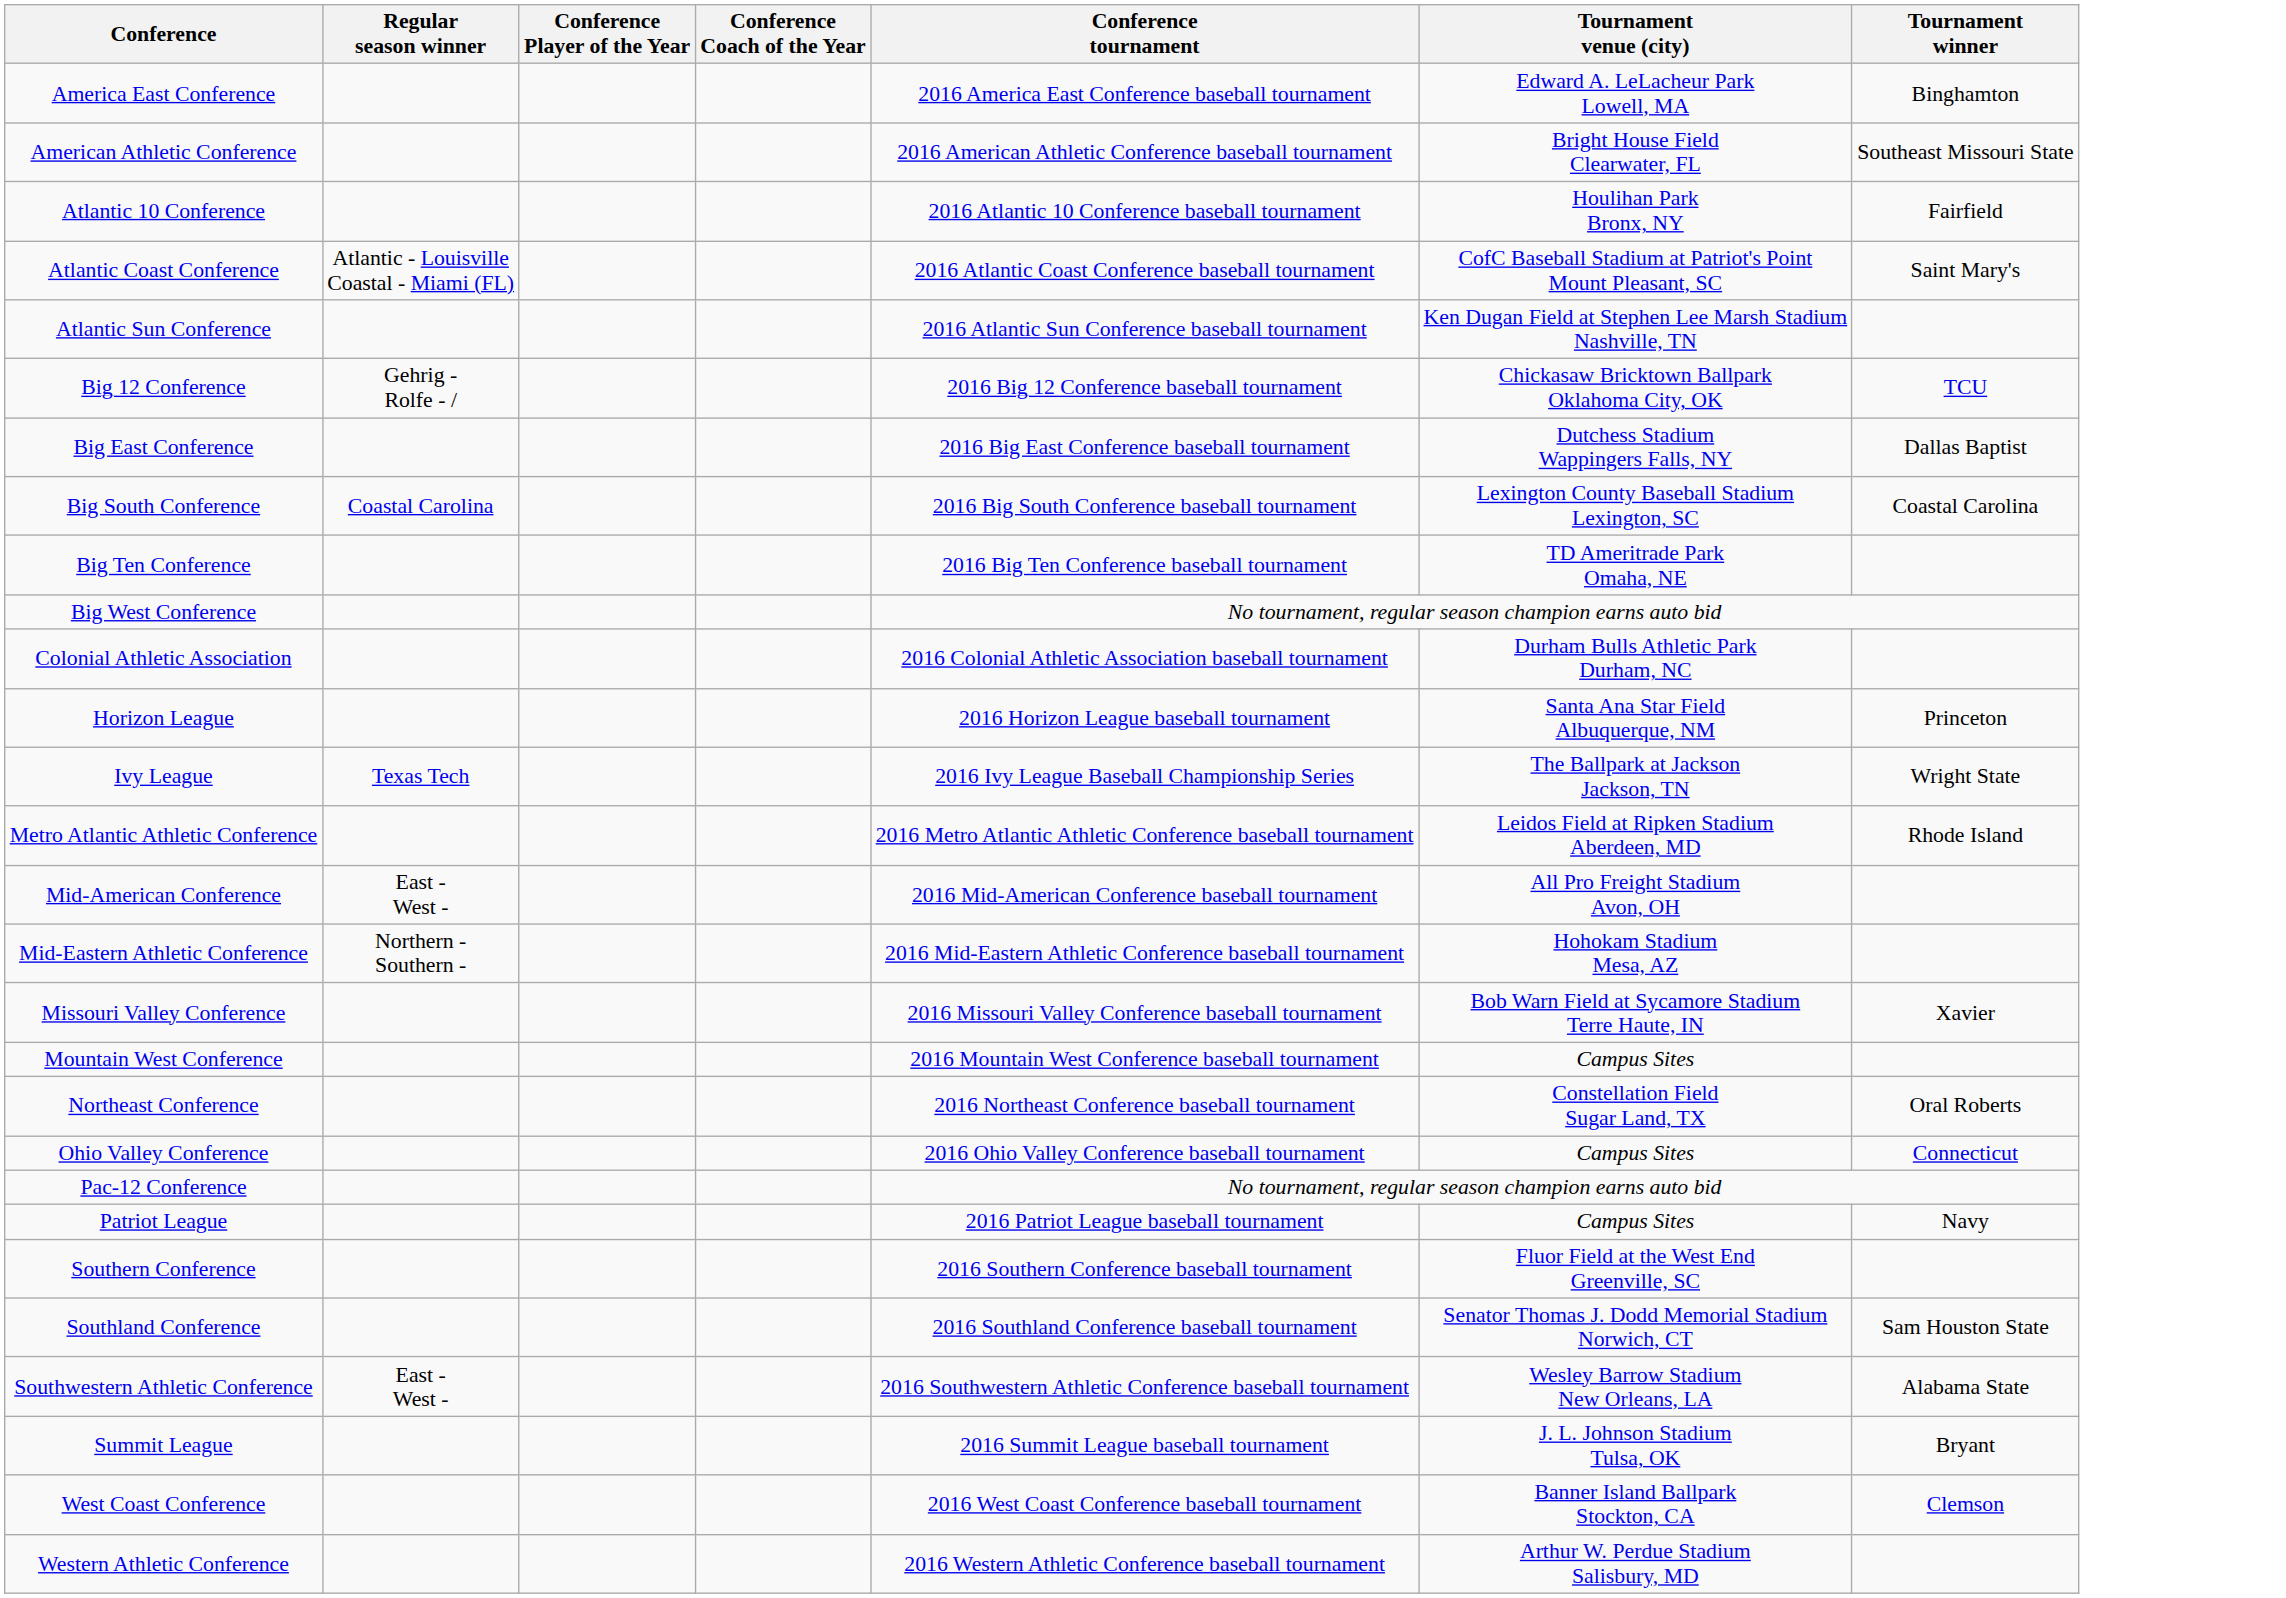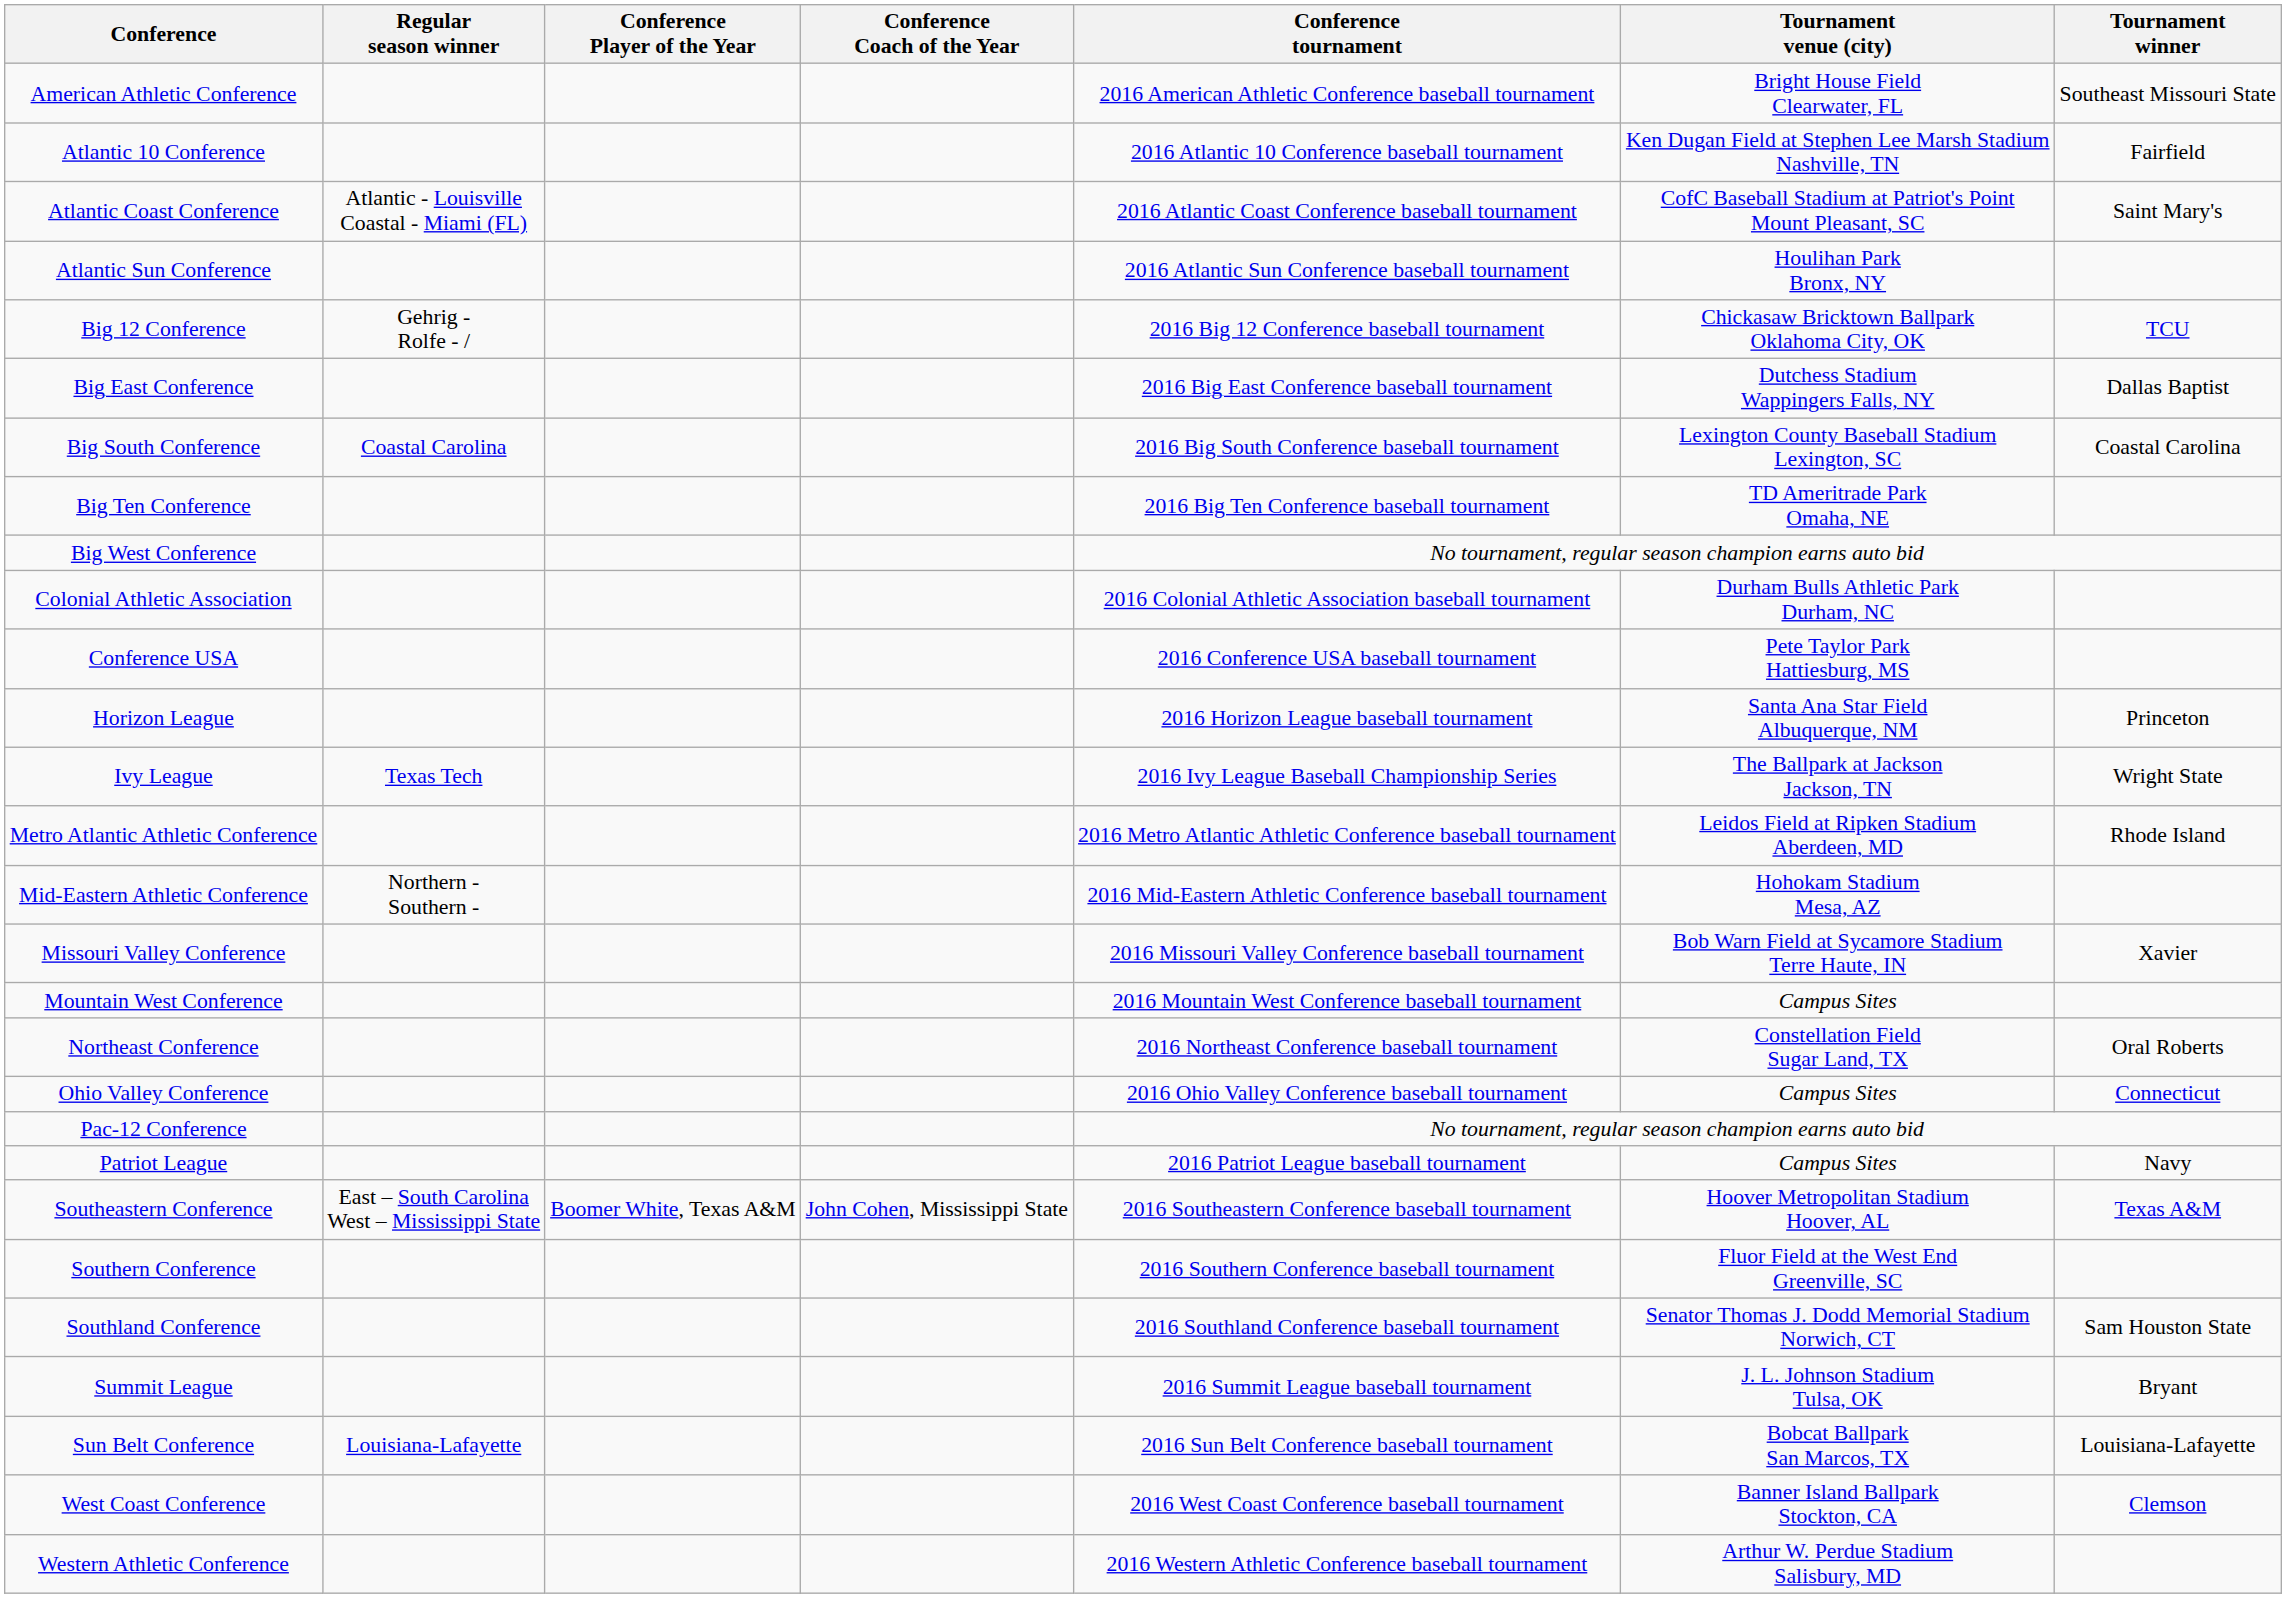- row: (163, 92)
(1635, 210) Houlihan Park Bronx, NY -> (1838, 151) Ken Dugan Field at Stephen Lee Marsh Stadium Nashville, TN
(1635, 328) Ken Dugan Field at Stephen Lee Marsh Stadium Nashville, TN -> (1838, 269) Houlihan Park Bronx, NY
+ row: (163, 658)
- row: (163, 894)
+ row: (163, 1209)
- row: (163, 1386)
+ row: (163, 1445)
